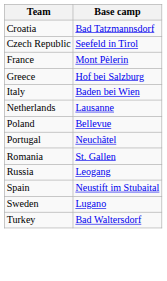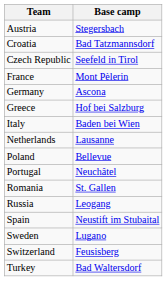+ row: (21, 28)
+ row: (25, 92)
+ row: (31, 252)
